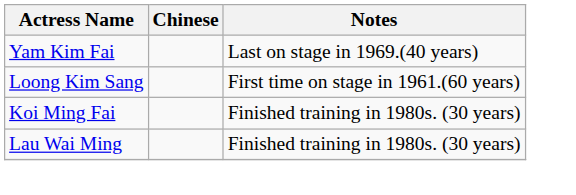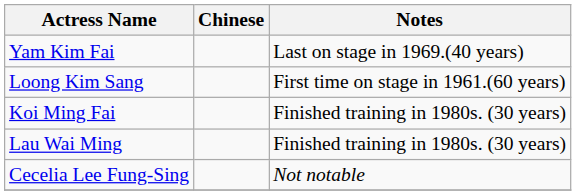+ row: (99, 174)
